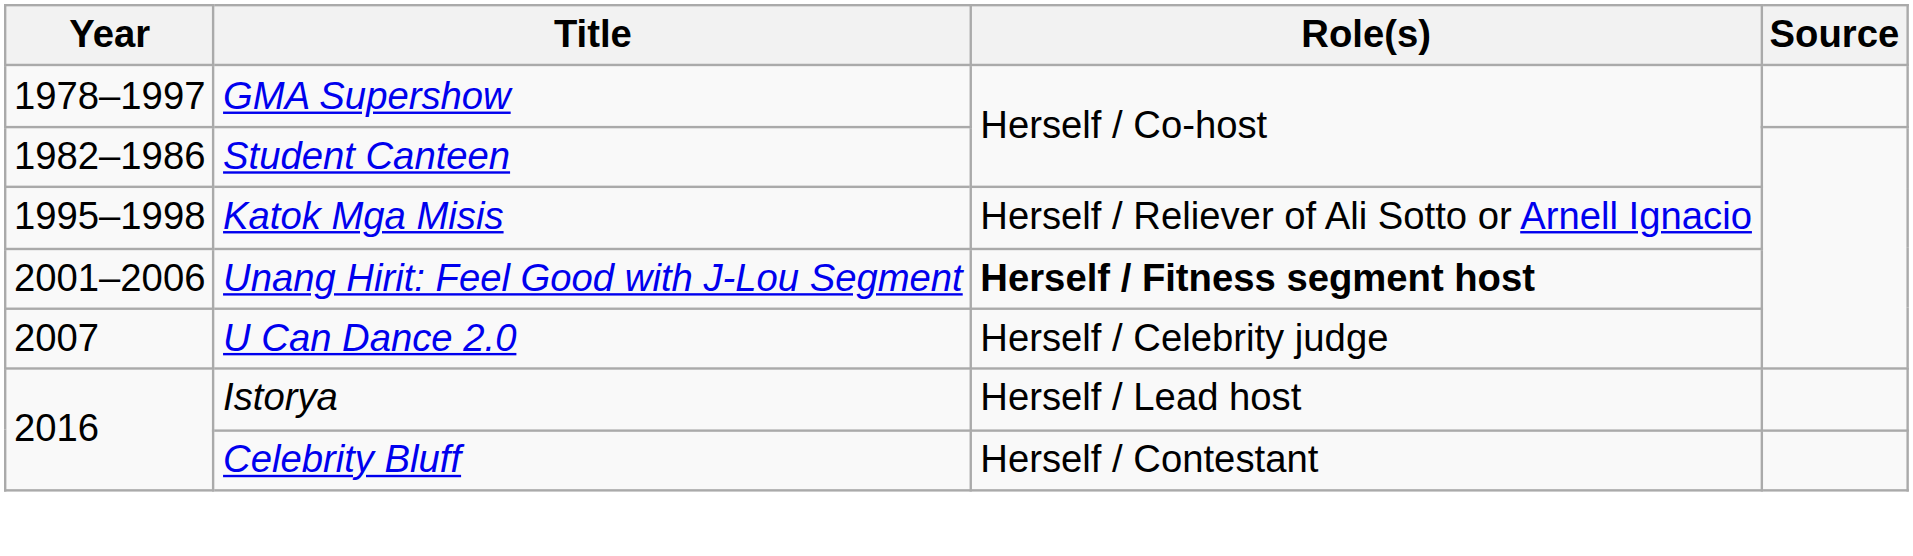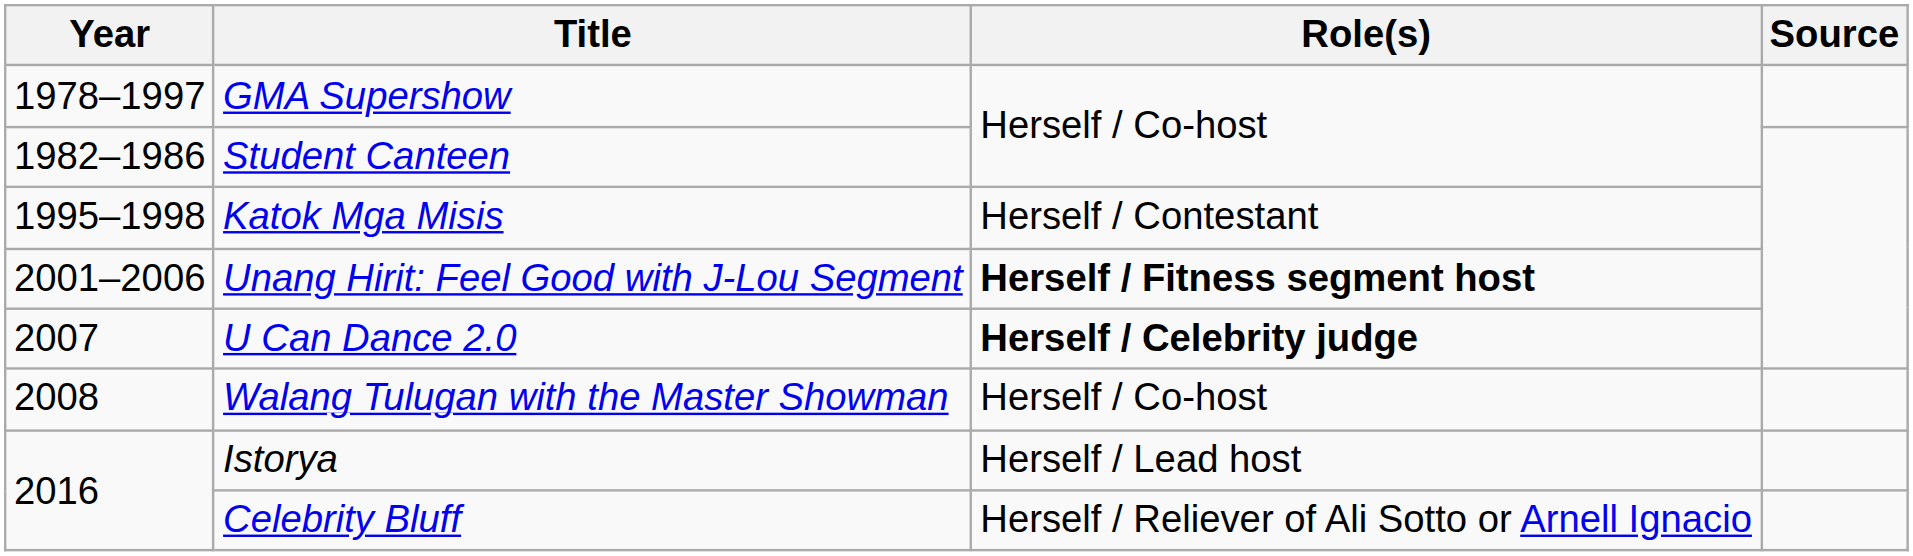(1366, 216) Herself / Reliever of Ali Sotto or Arnell Ignacio -> (1149, 216) Herself / Contestant
(1184, 338) normal -> (1199, 338) bold
+ row: (586, 398)
(1149, 459) Herself / Contestant -> (1366, 519) Herself / Reliever of Ali Sotto or Arnell Ignacio
